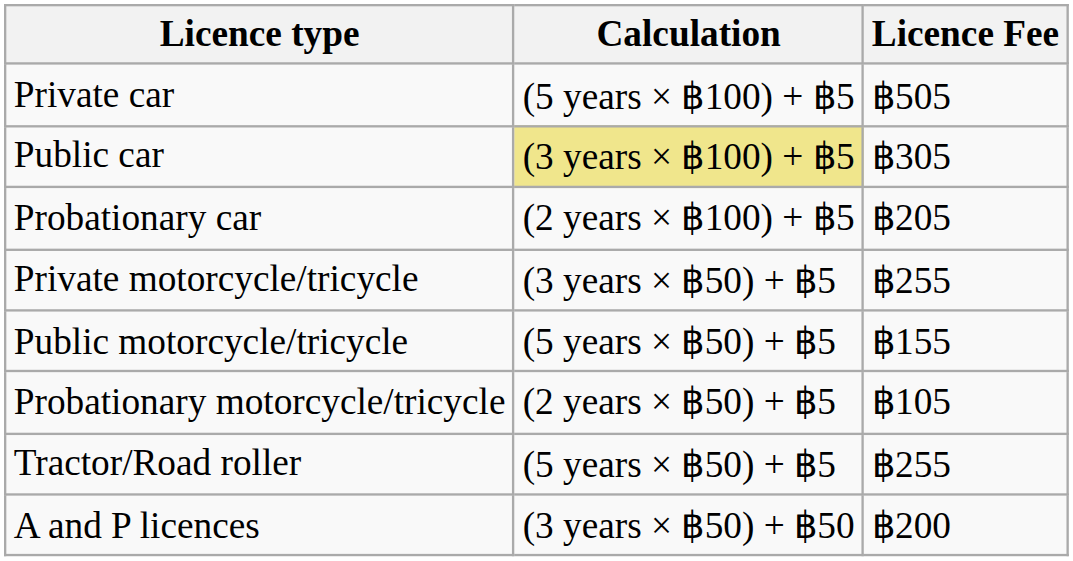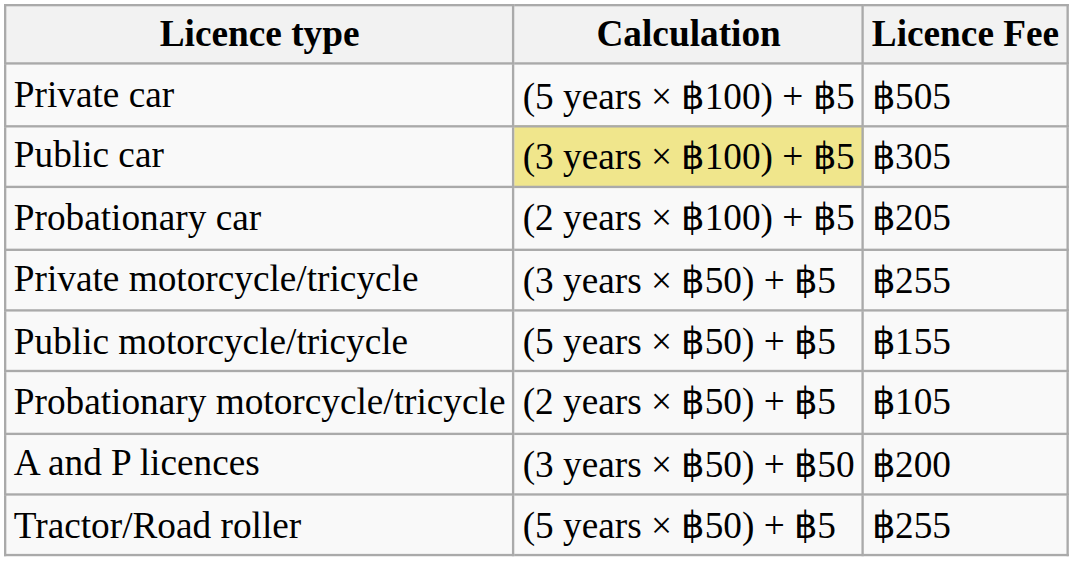rows swapped: (158, 463) <-> (137, 524)
